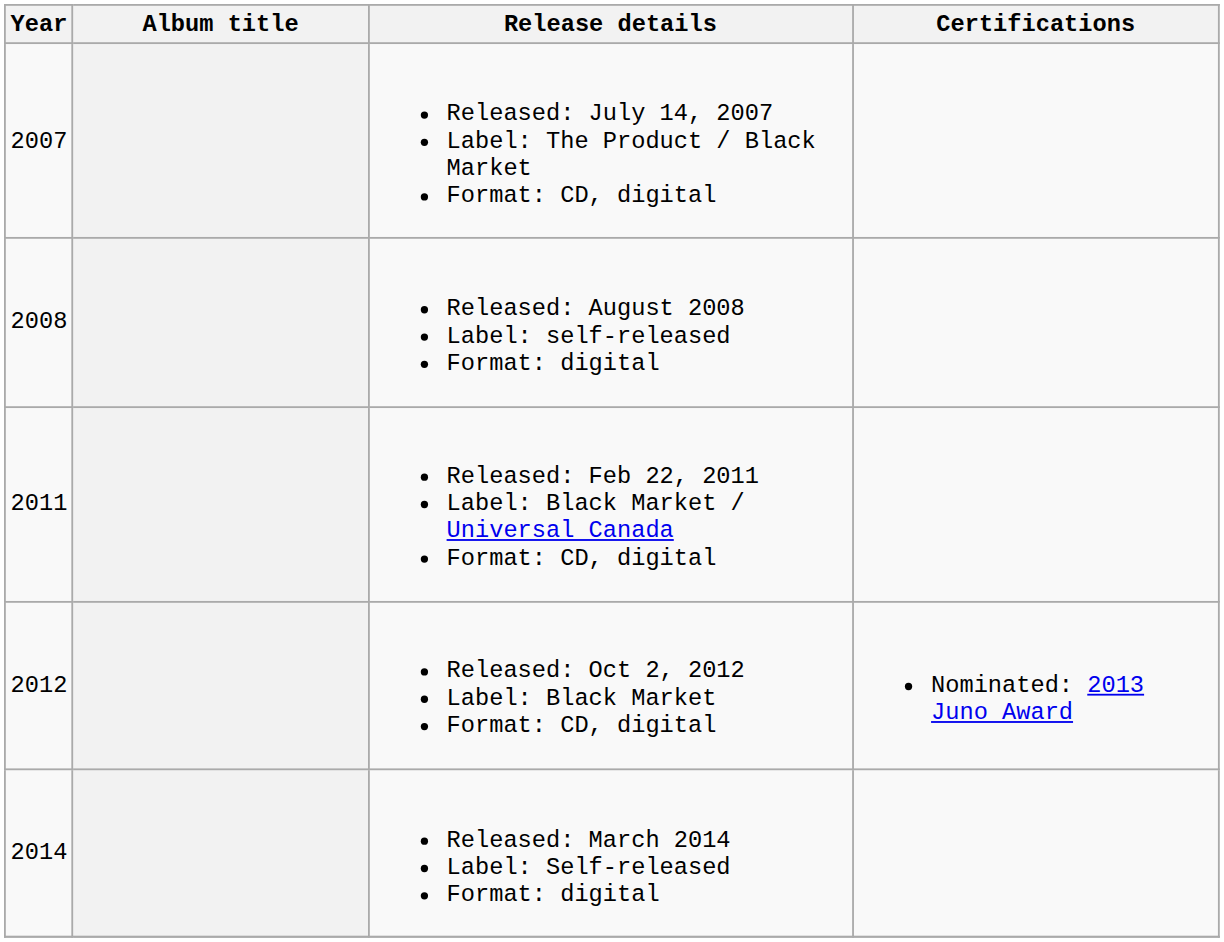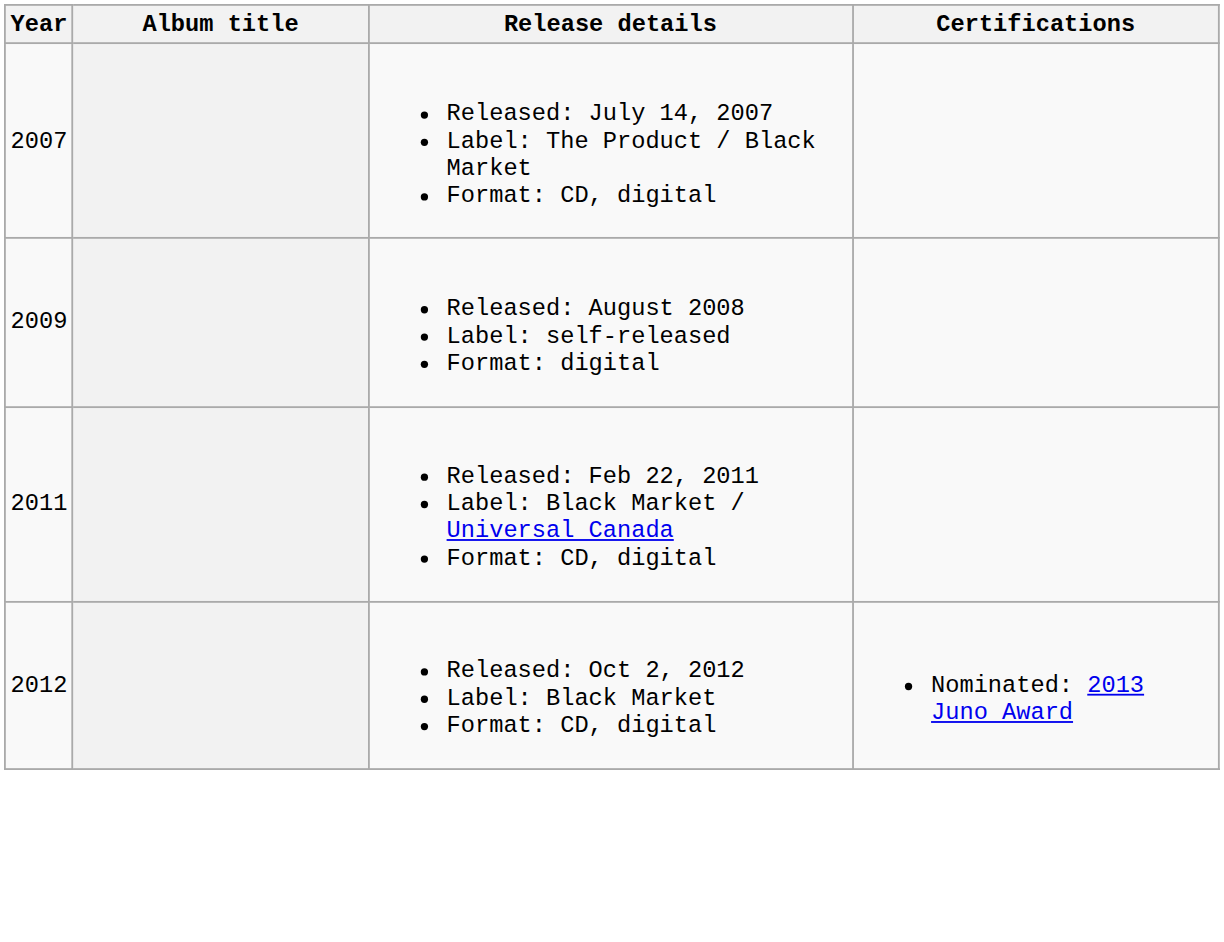(39, 322) 2008 -> (39, 322) 2009
- row: (610, 867)
